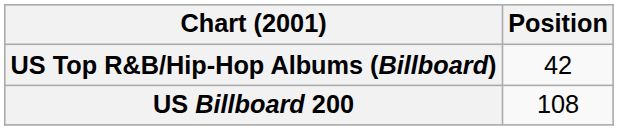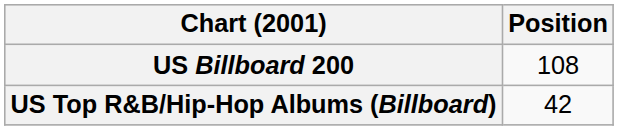rows swapped: (254, 104) <-> (254, 64)
